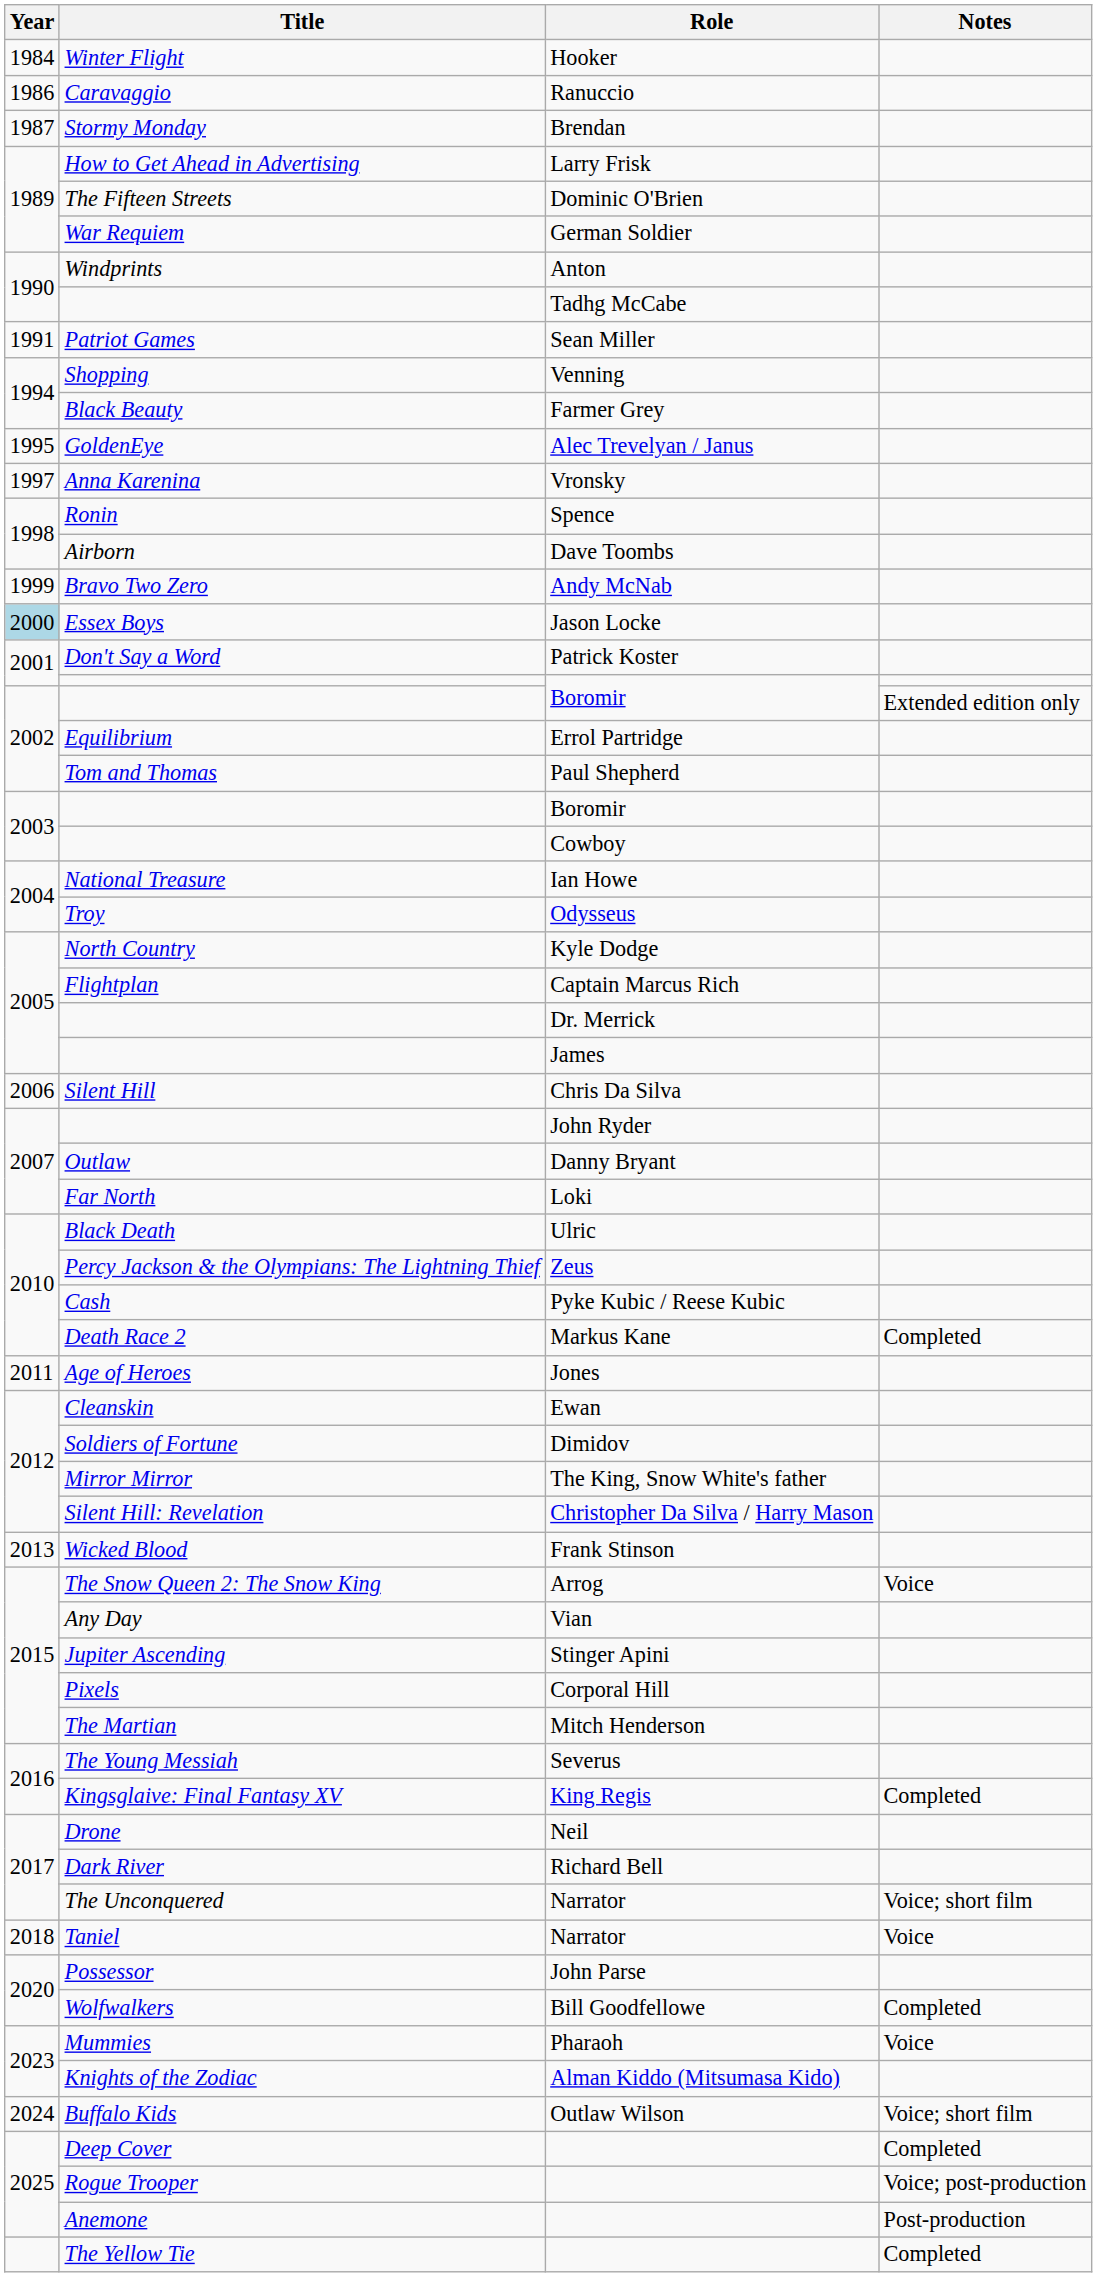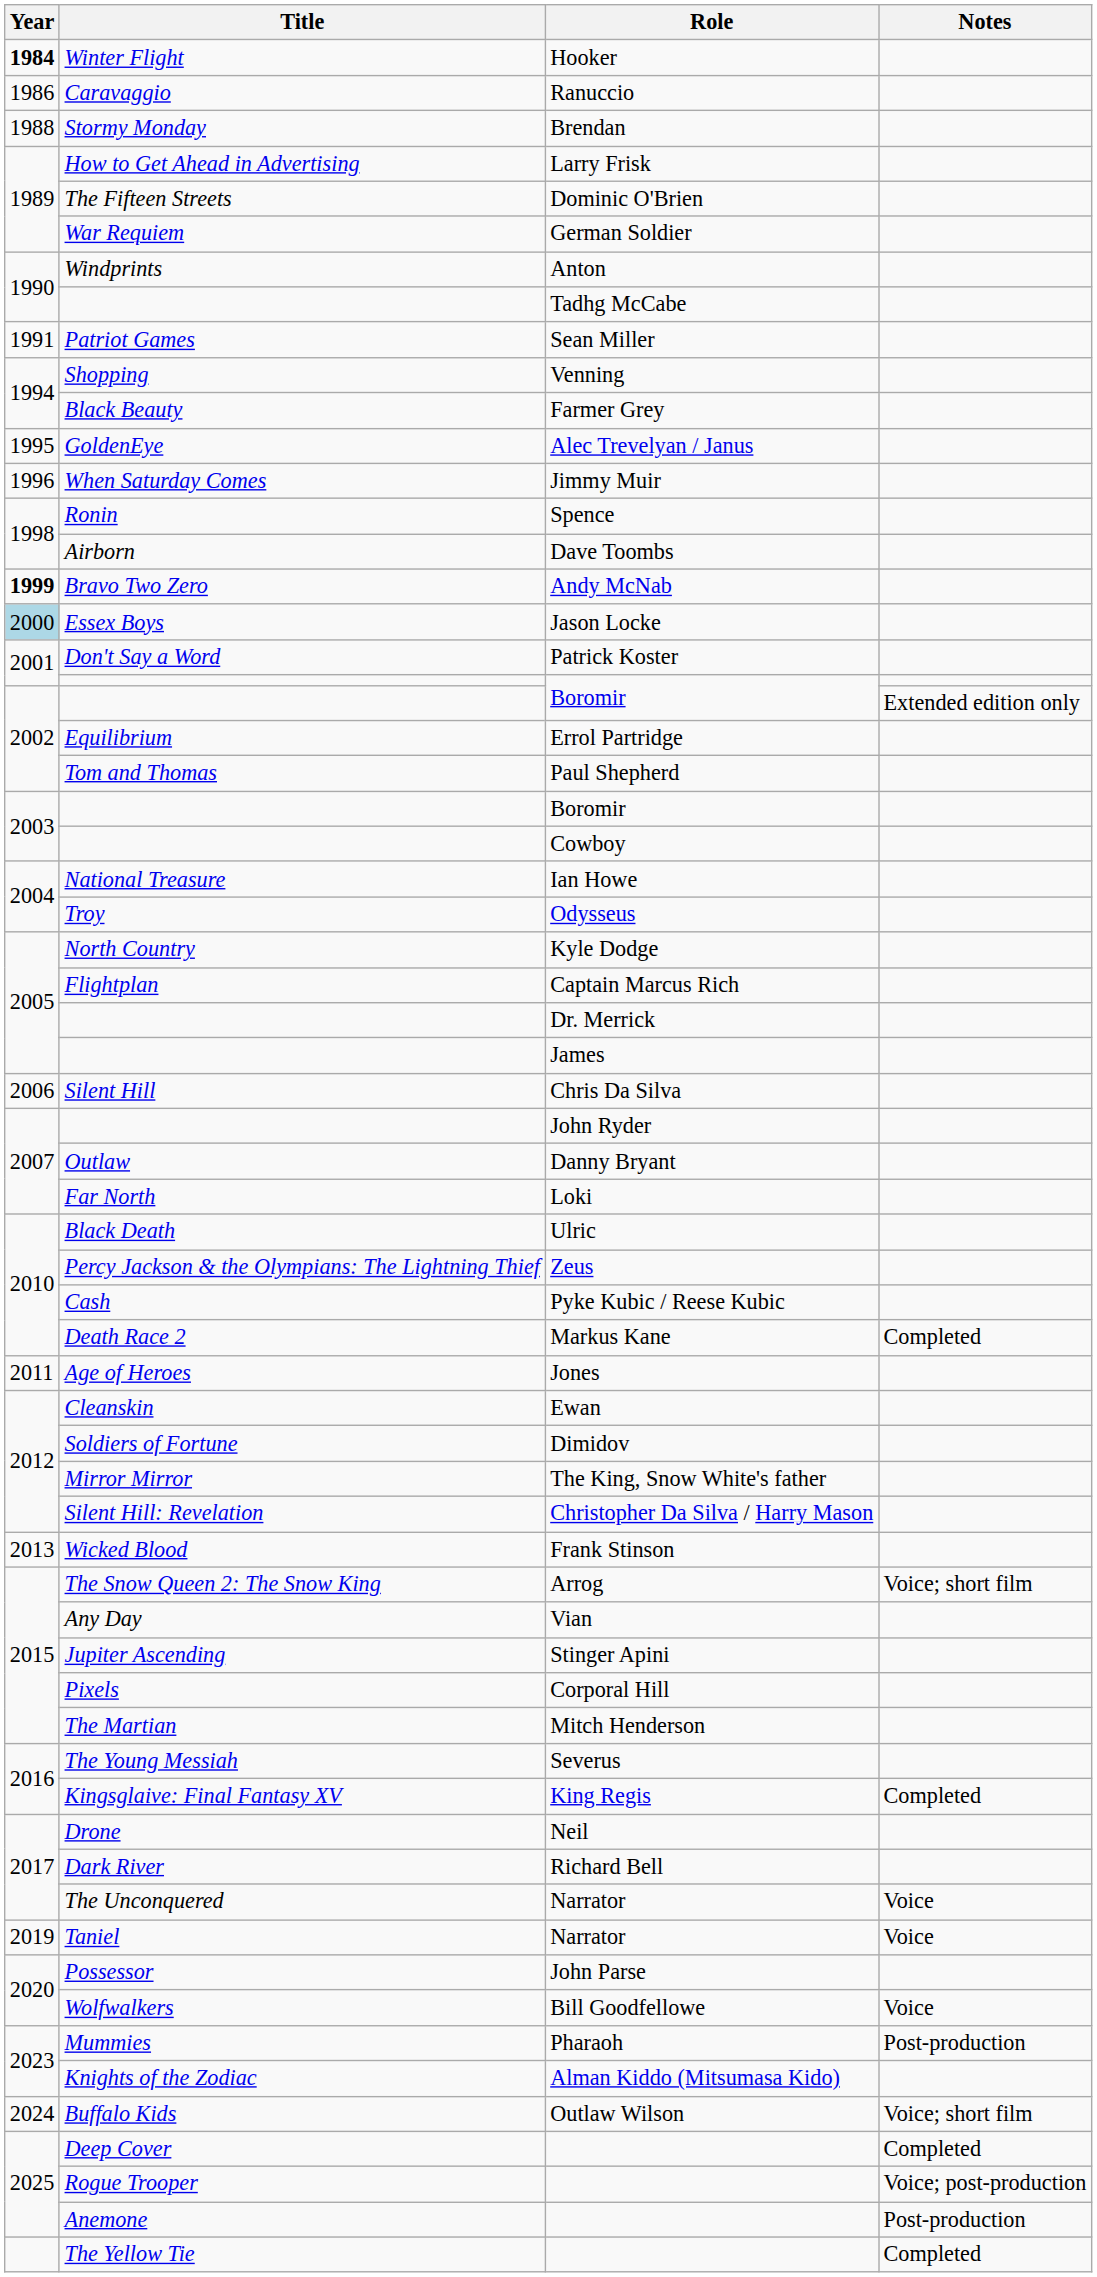(32, 57) normal -> (32, 57) bold
(32, 127) 1987 -> (32, 127) 1988
+ row: (165, 480)
- row: (132, 480)
(32, 586) normal -> (32, 586) bold
(909, 1584) Voice -> (958, 1584) Voice; short film
(958, 1901) Voice; short film -> (909, 1901) Voice
(32, 1937) 2018 -> (32, 1937) 2019
(932, 2007) Completed -> (909, 2007) Voice
(909, 2042) Voice -> (955, 2042) Post-production
